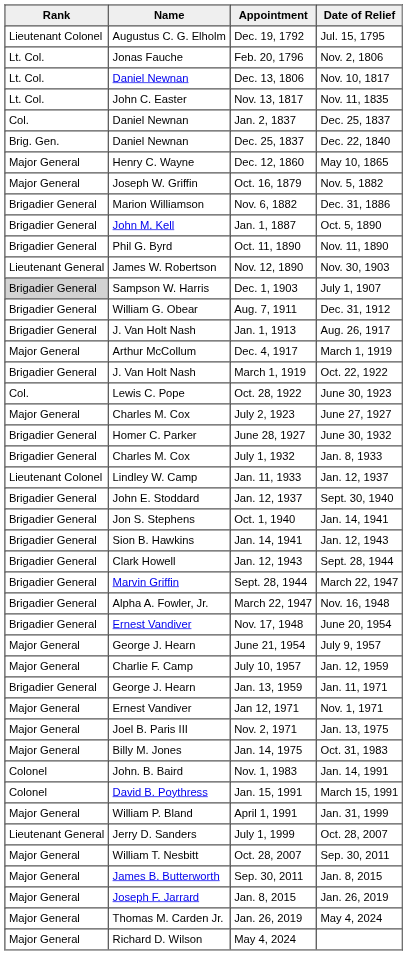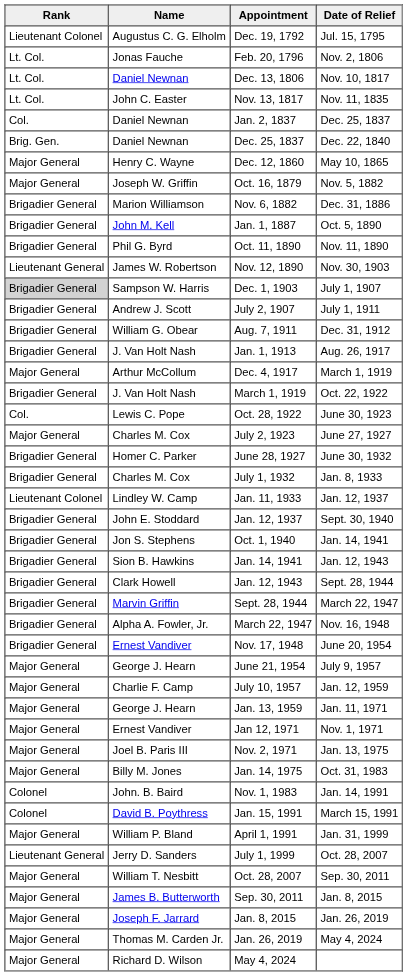+ row: (264, 309)
(53, 687) Brigadier General -> (44, 708) Major General
